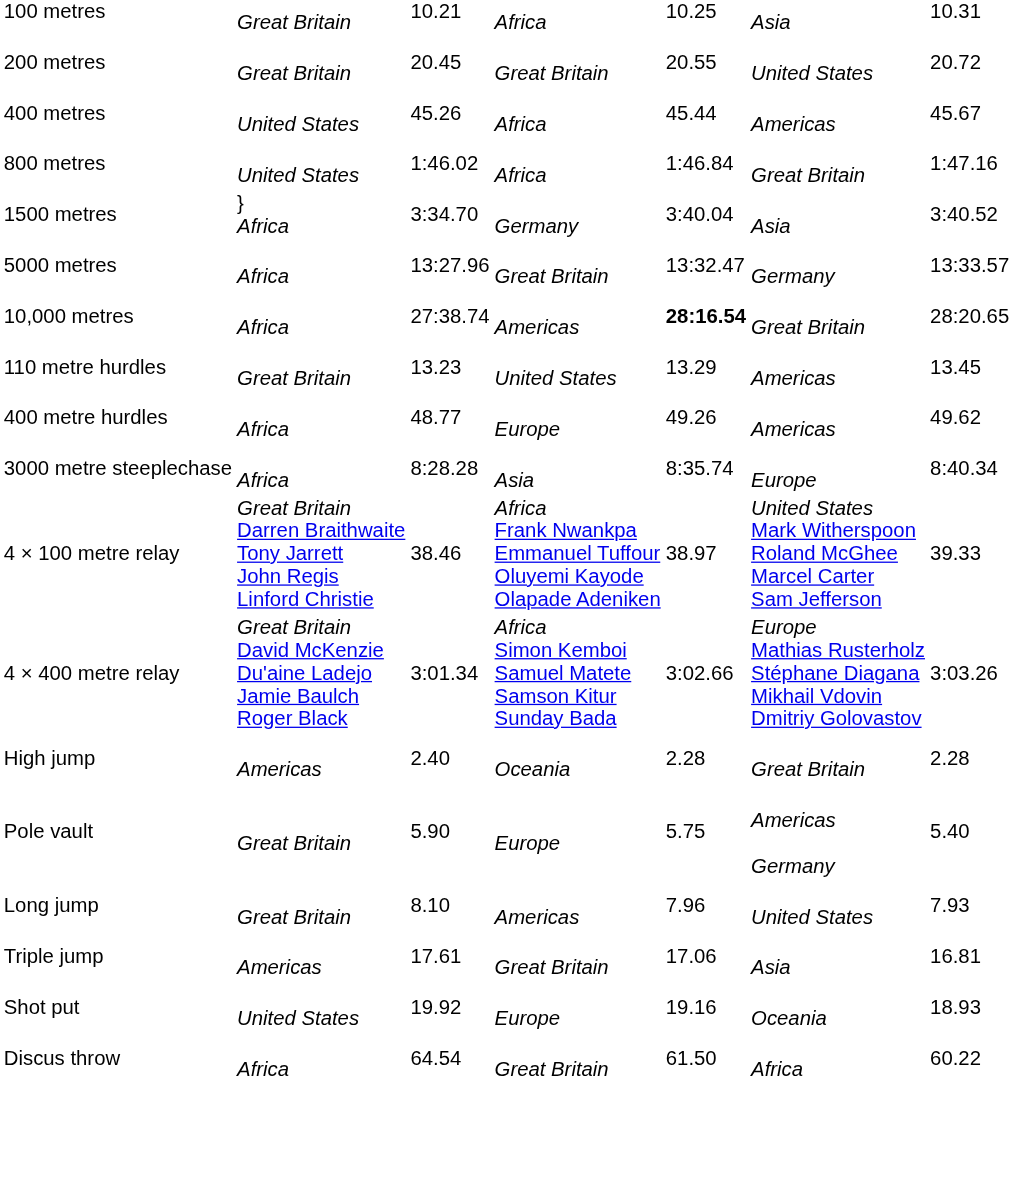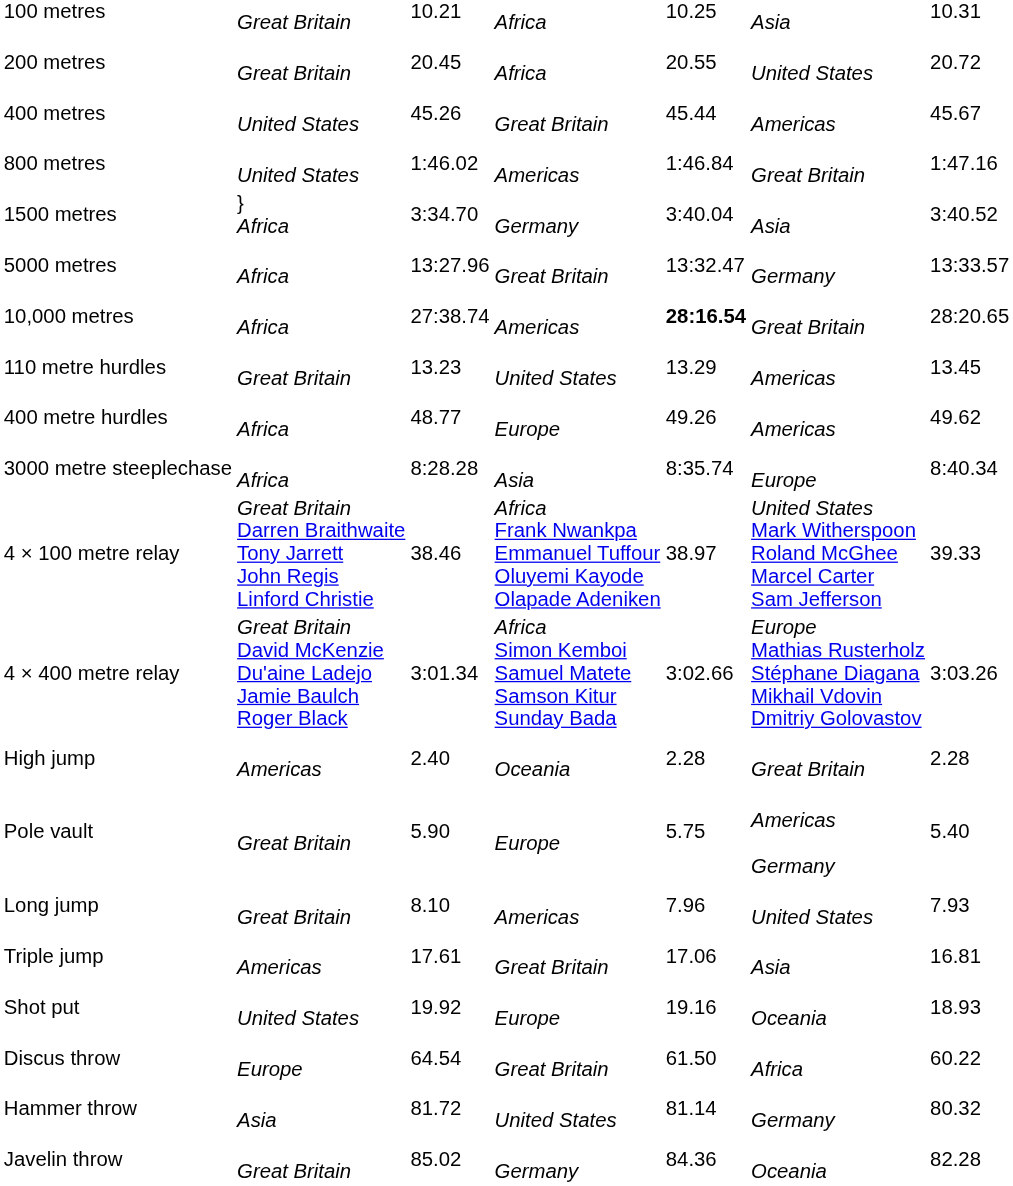(552, 73) Great Britain -> (521, 73) Africa
(521, 124) Africa -> (552, 124) Great Britain
(521, 175) Africa -> (537, 175) Americas
(263, 1069) Africa -> (270, 1069) Europe
+ row: (70, 1108)
+ row: (63, 1159)
